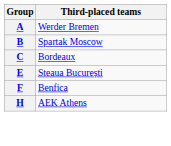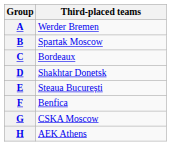+ row: (20, 73)
+ row: (20, 118)
